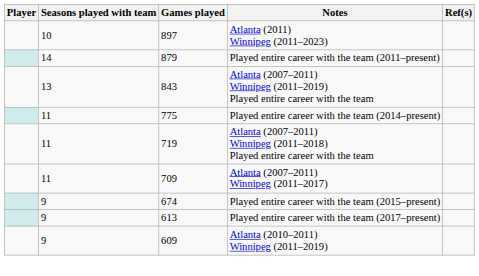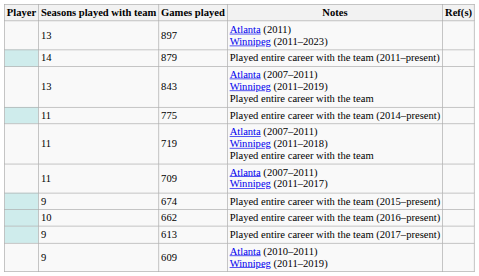(46, 35) 10 -> (46, 35) 13
+ row: (335, 218)
